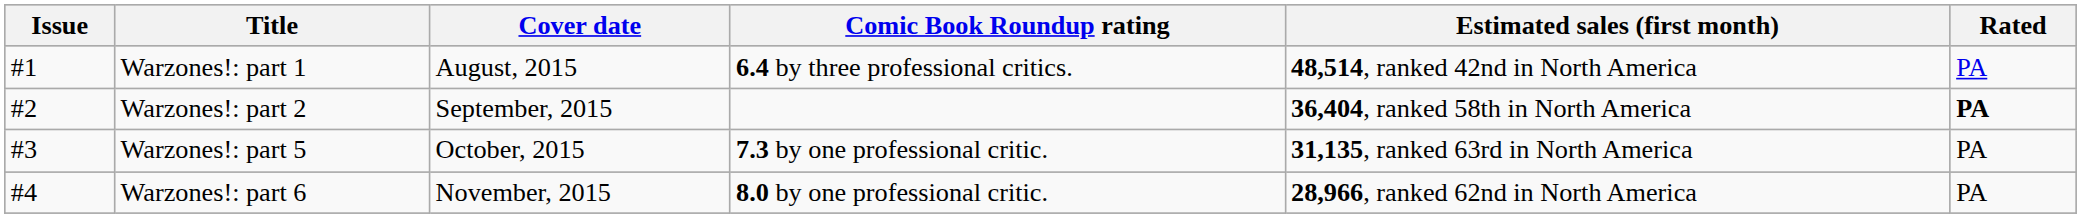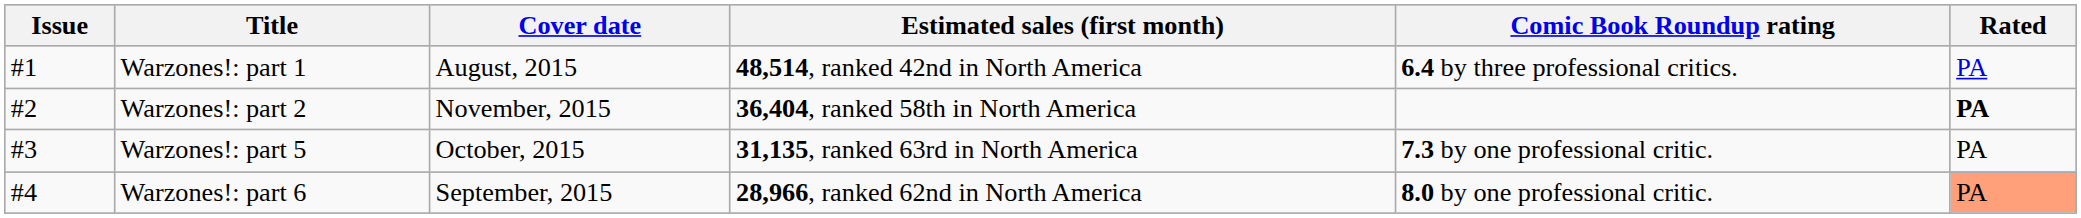columns swapped: (1008, 25) <-> (1618, 25)
(524, 108) September, 2015 -> (523, 108) November, 2015
(523, 191) November, 2015 -> (524, 191) September, 2015
(1972, 191) no background -> (1972, 191) lightsalmon background
